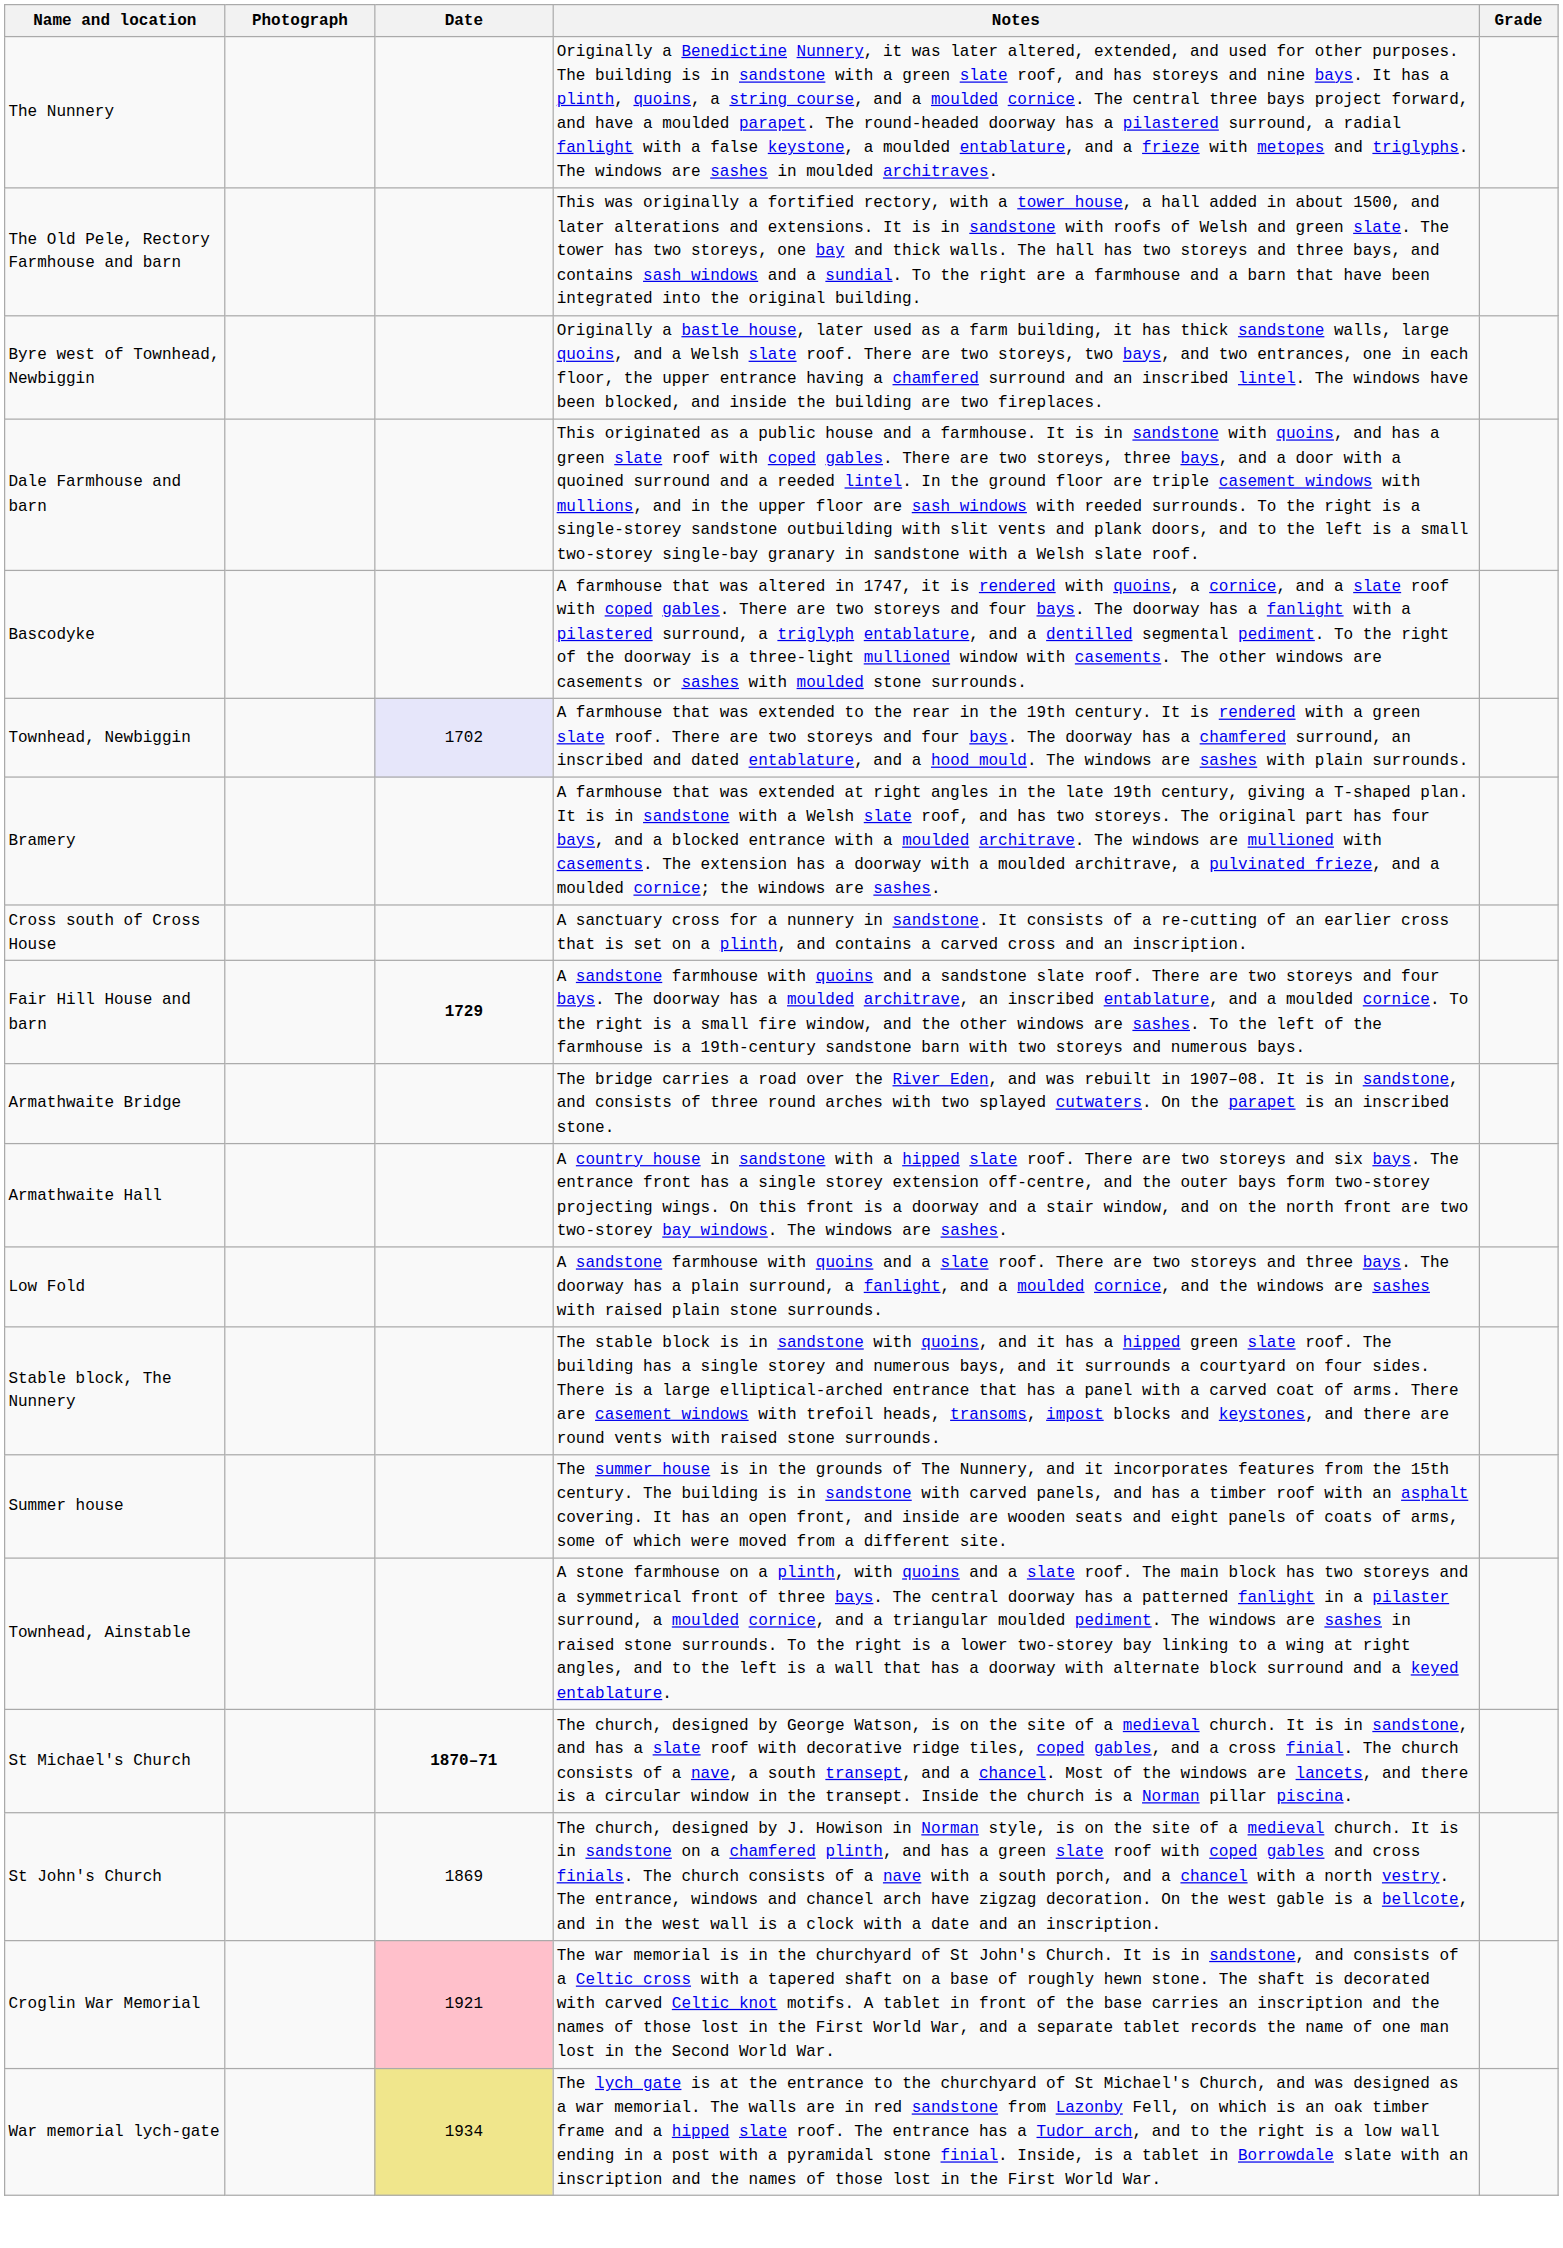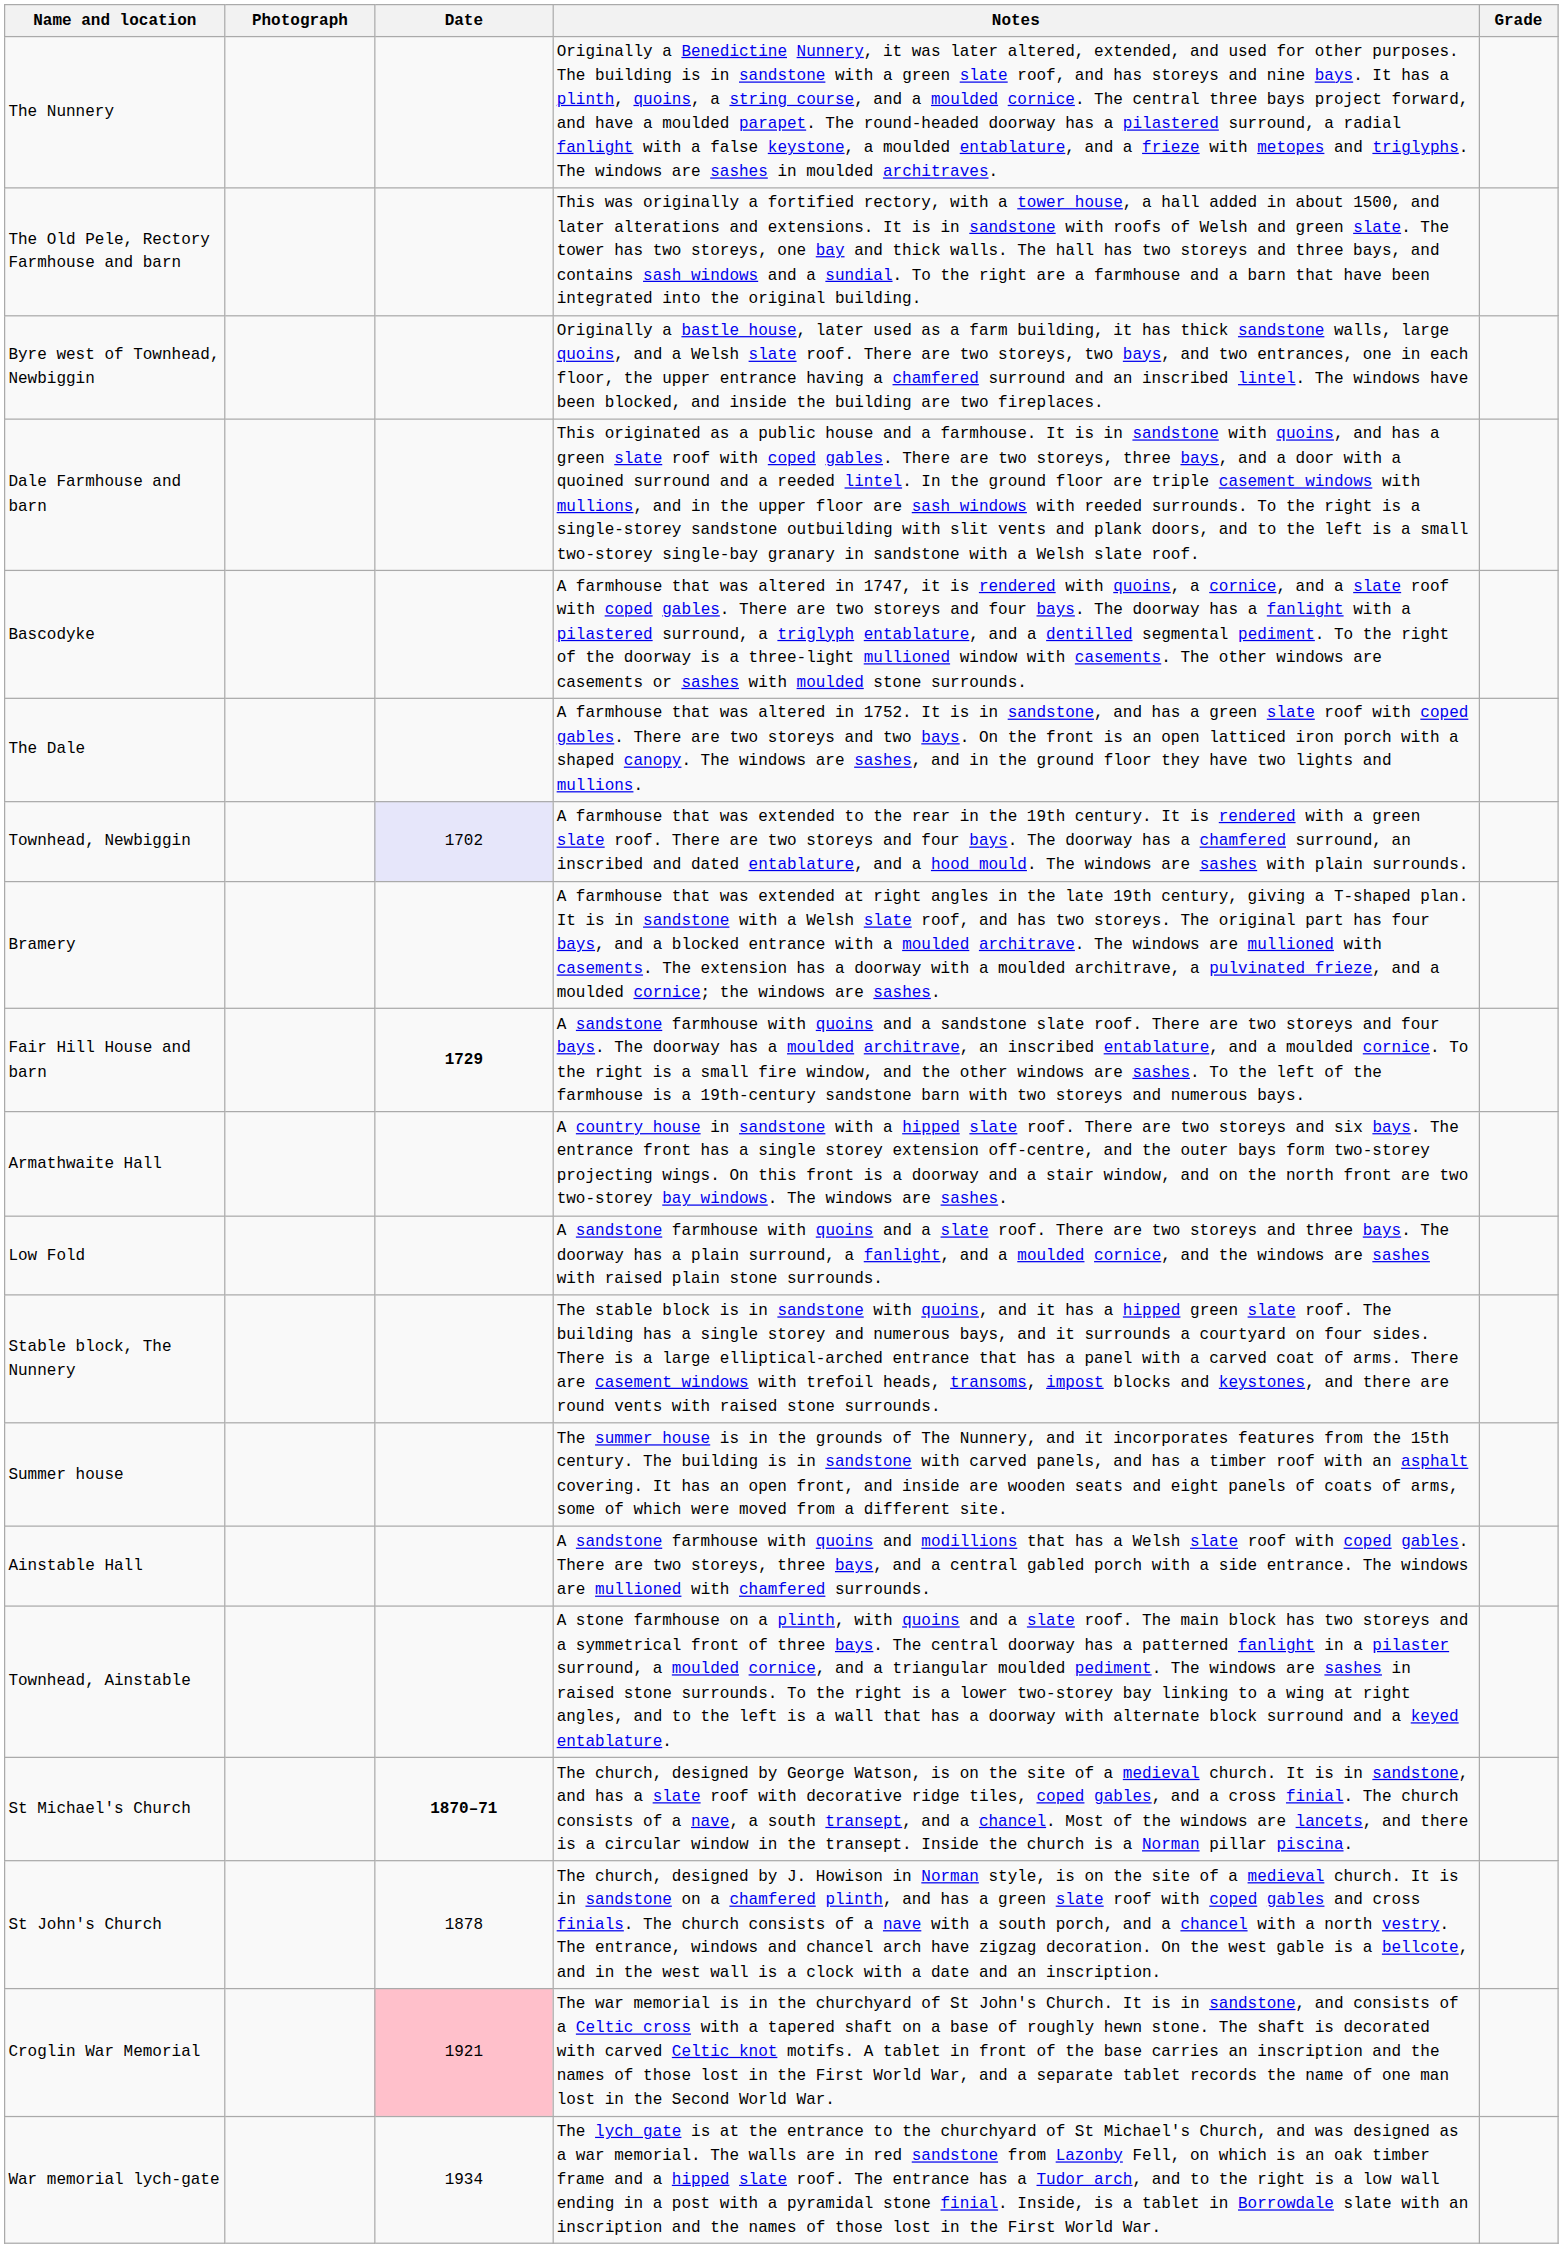+ row: (47, 749)
- row: (104, 932)
- row: (95, 1104)
+ row: (76, 1566)
(464, 1876) 1869 -> (464, 1924) 1878
(464, 2131) khaki background -> (464, 2179) no background
